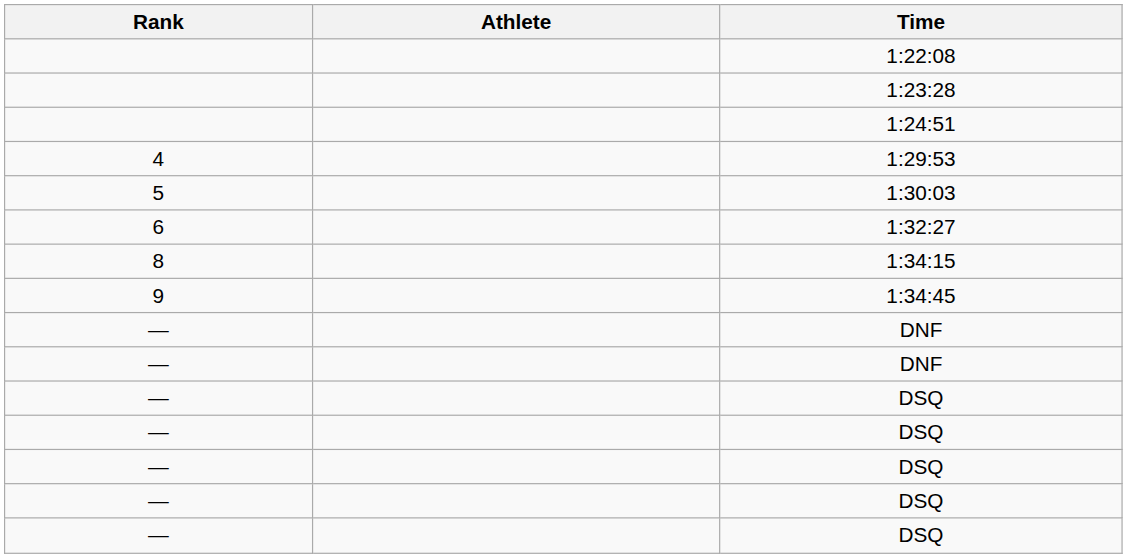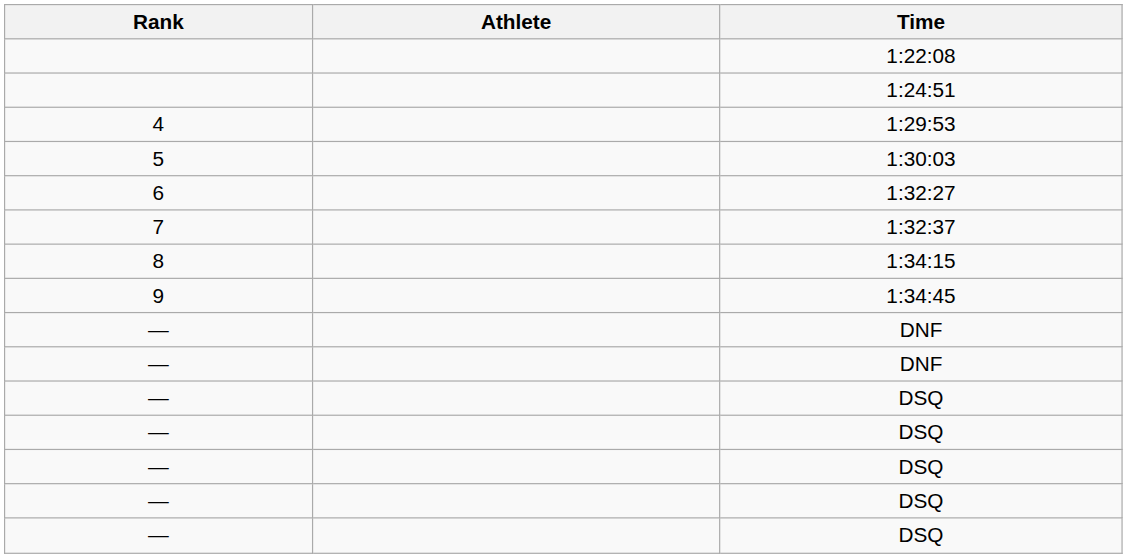- row: (158, 90)
+ row: (158, 226)
